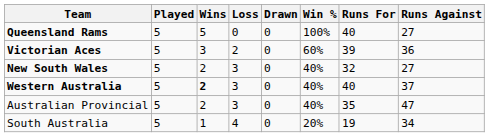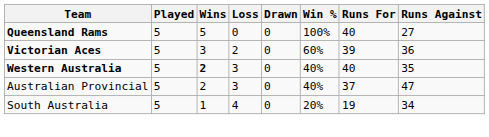- row: (58, 68)
(408, 86) 37 -> (408, 68) 35
(349, 105) 35 -> (349, 86) 37
